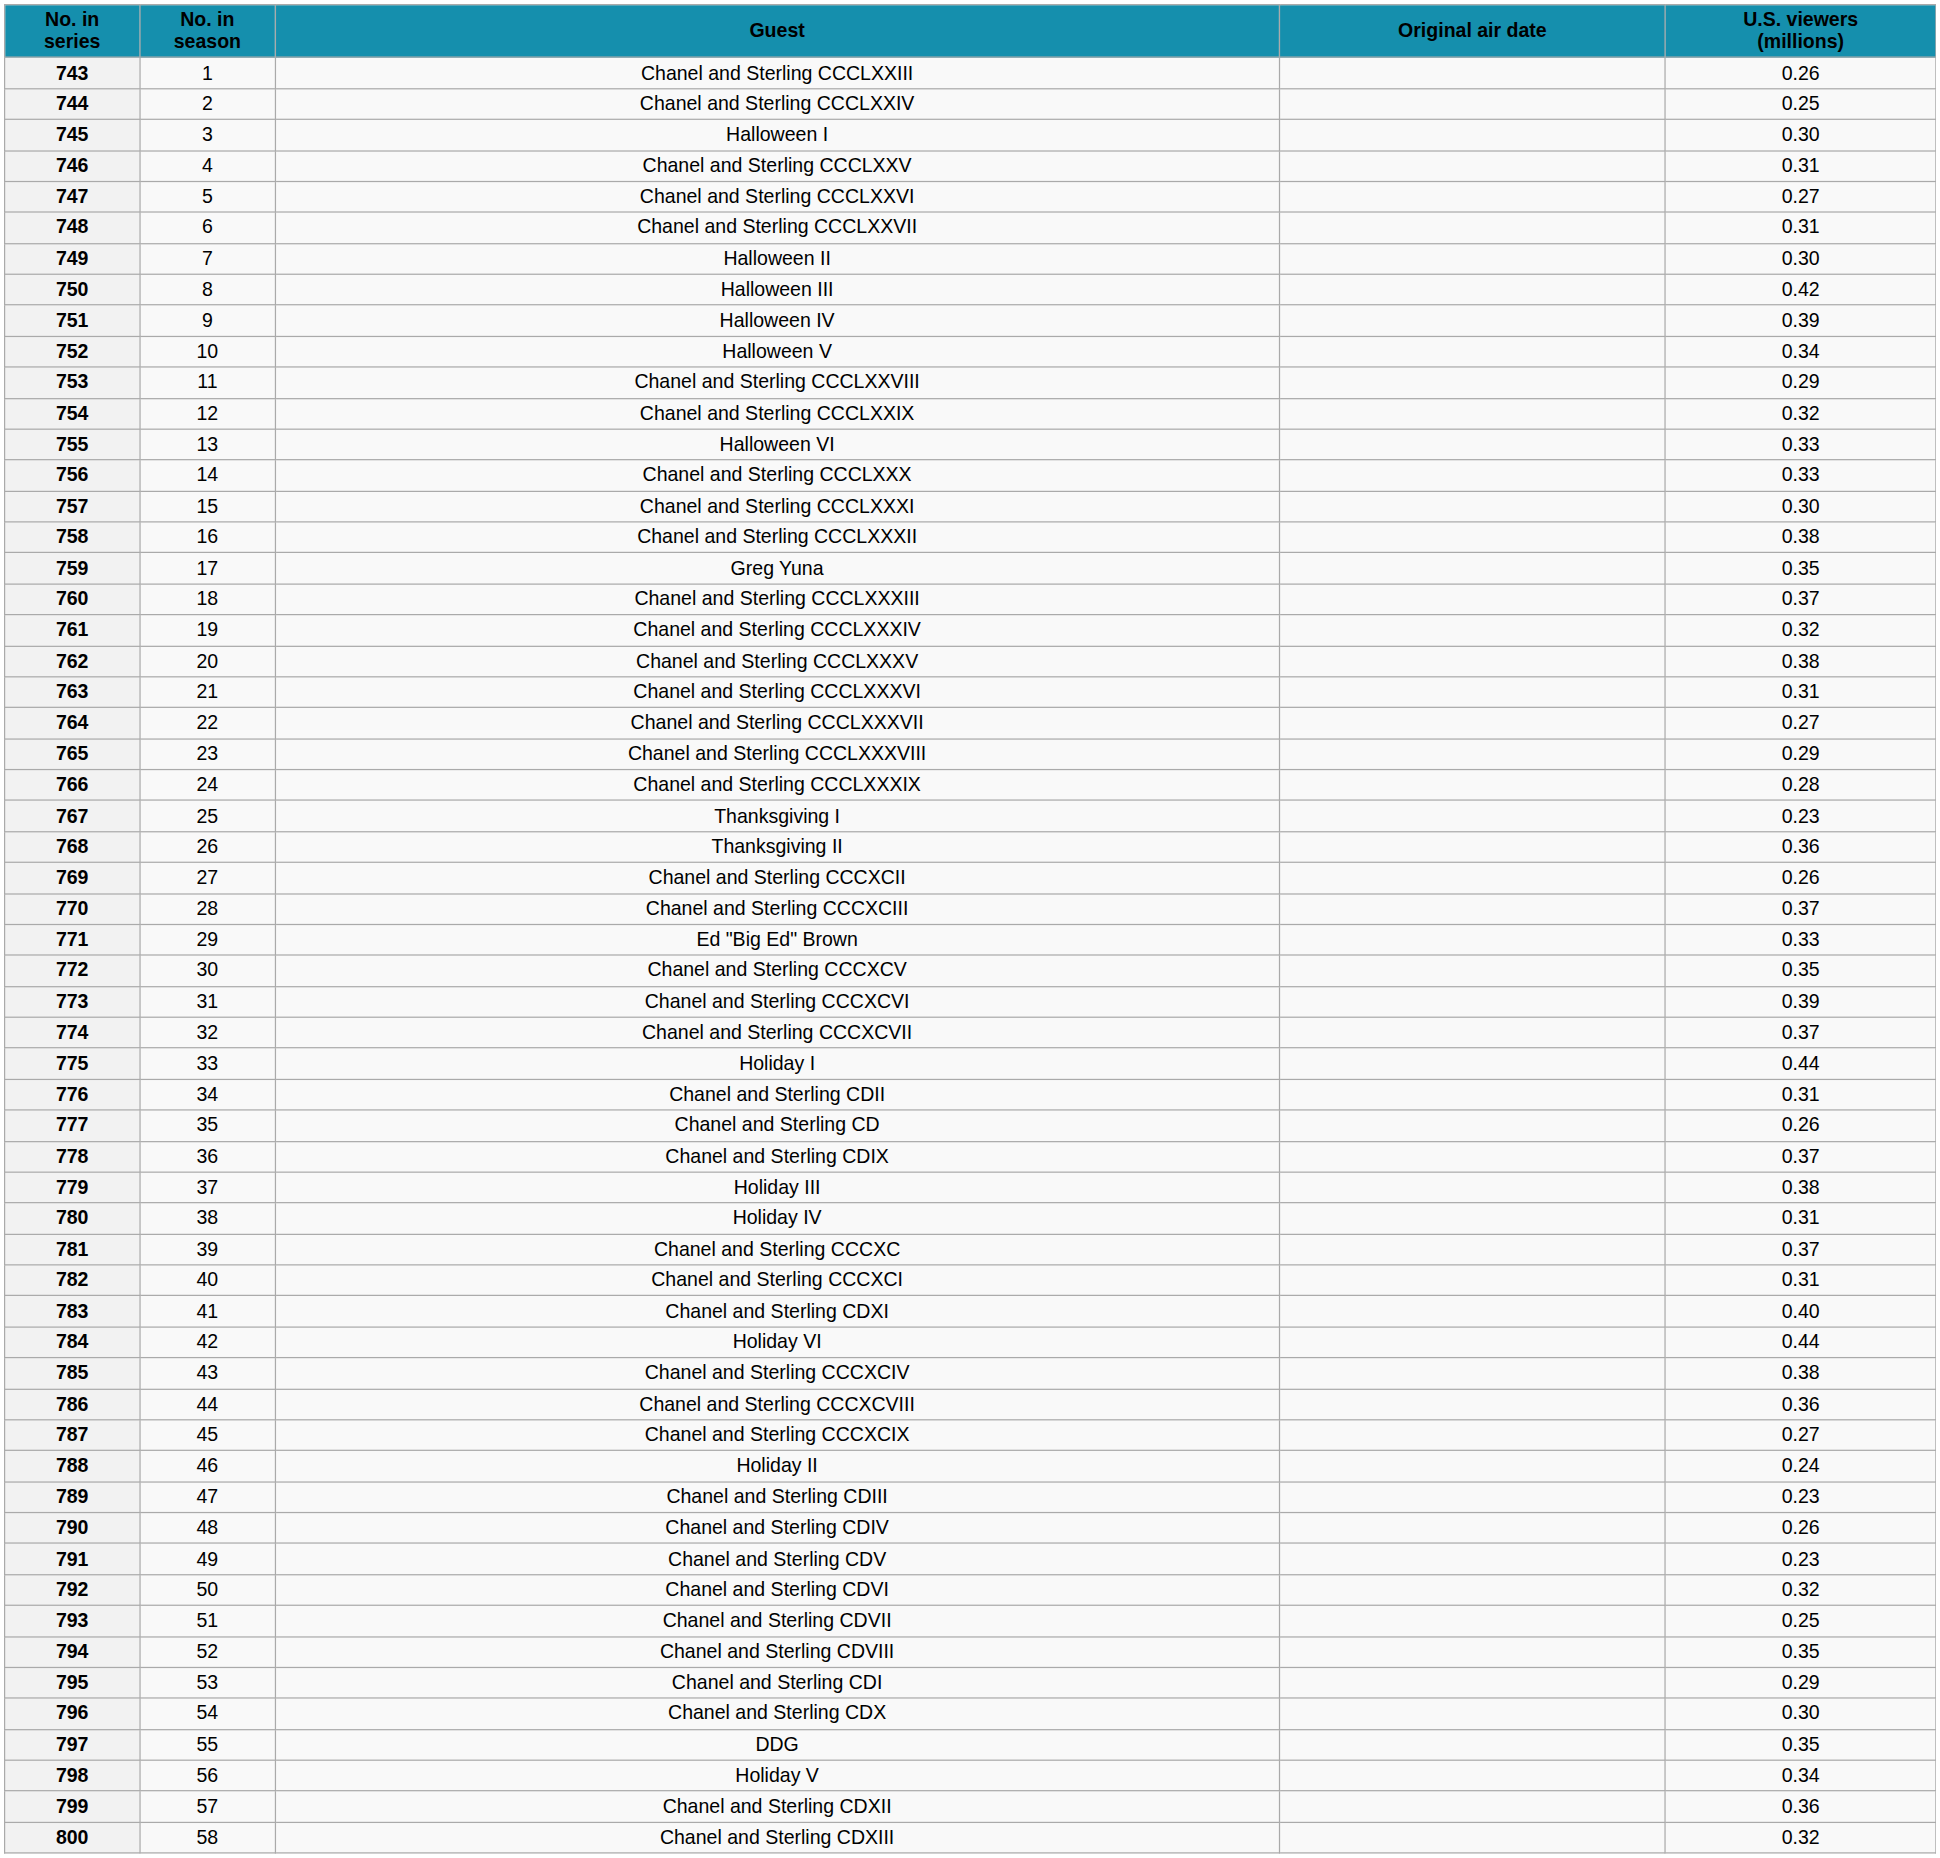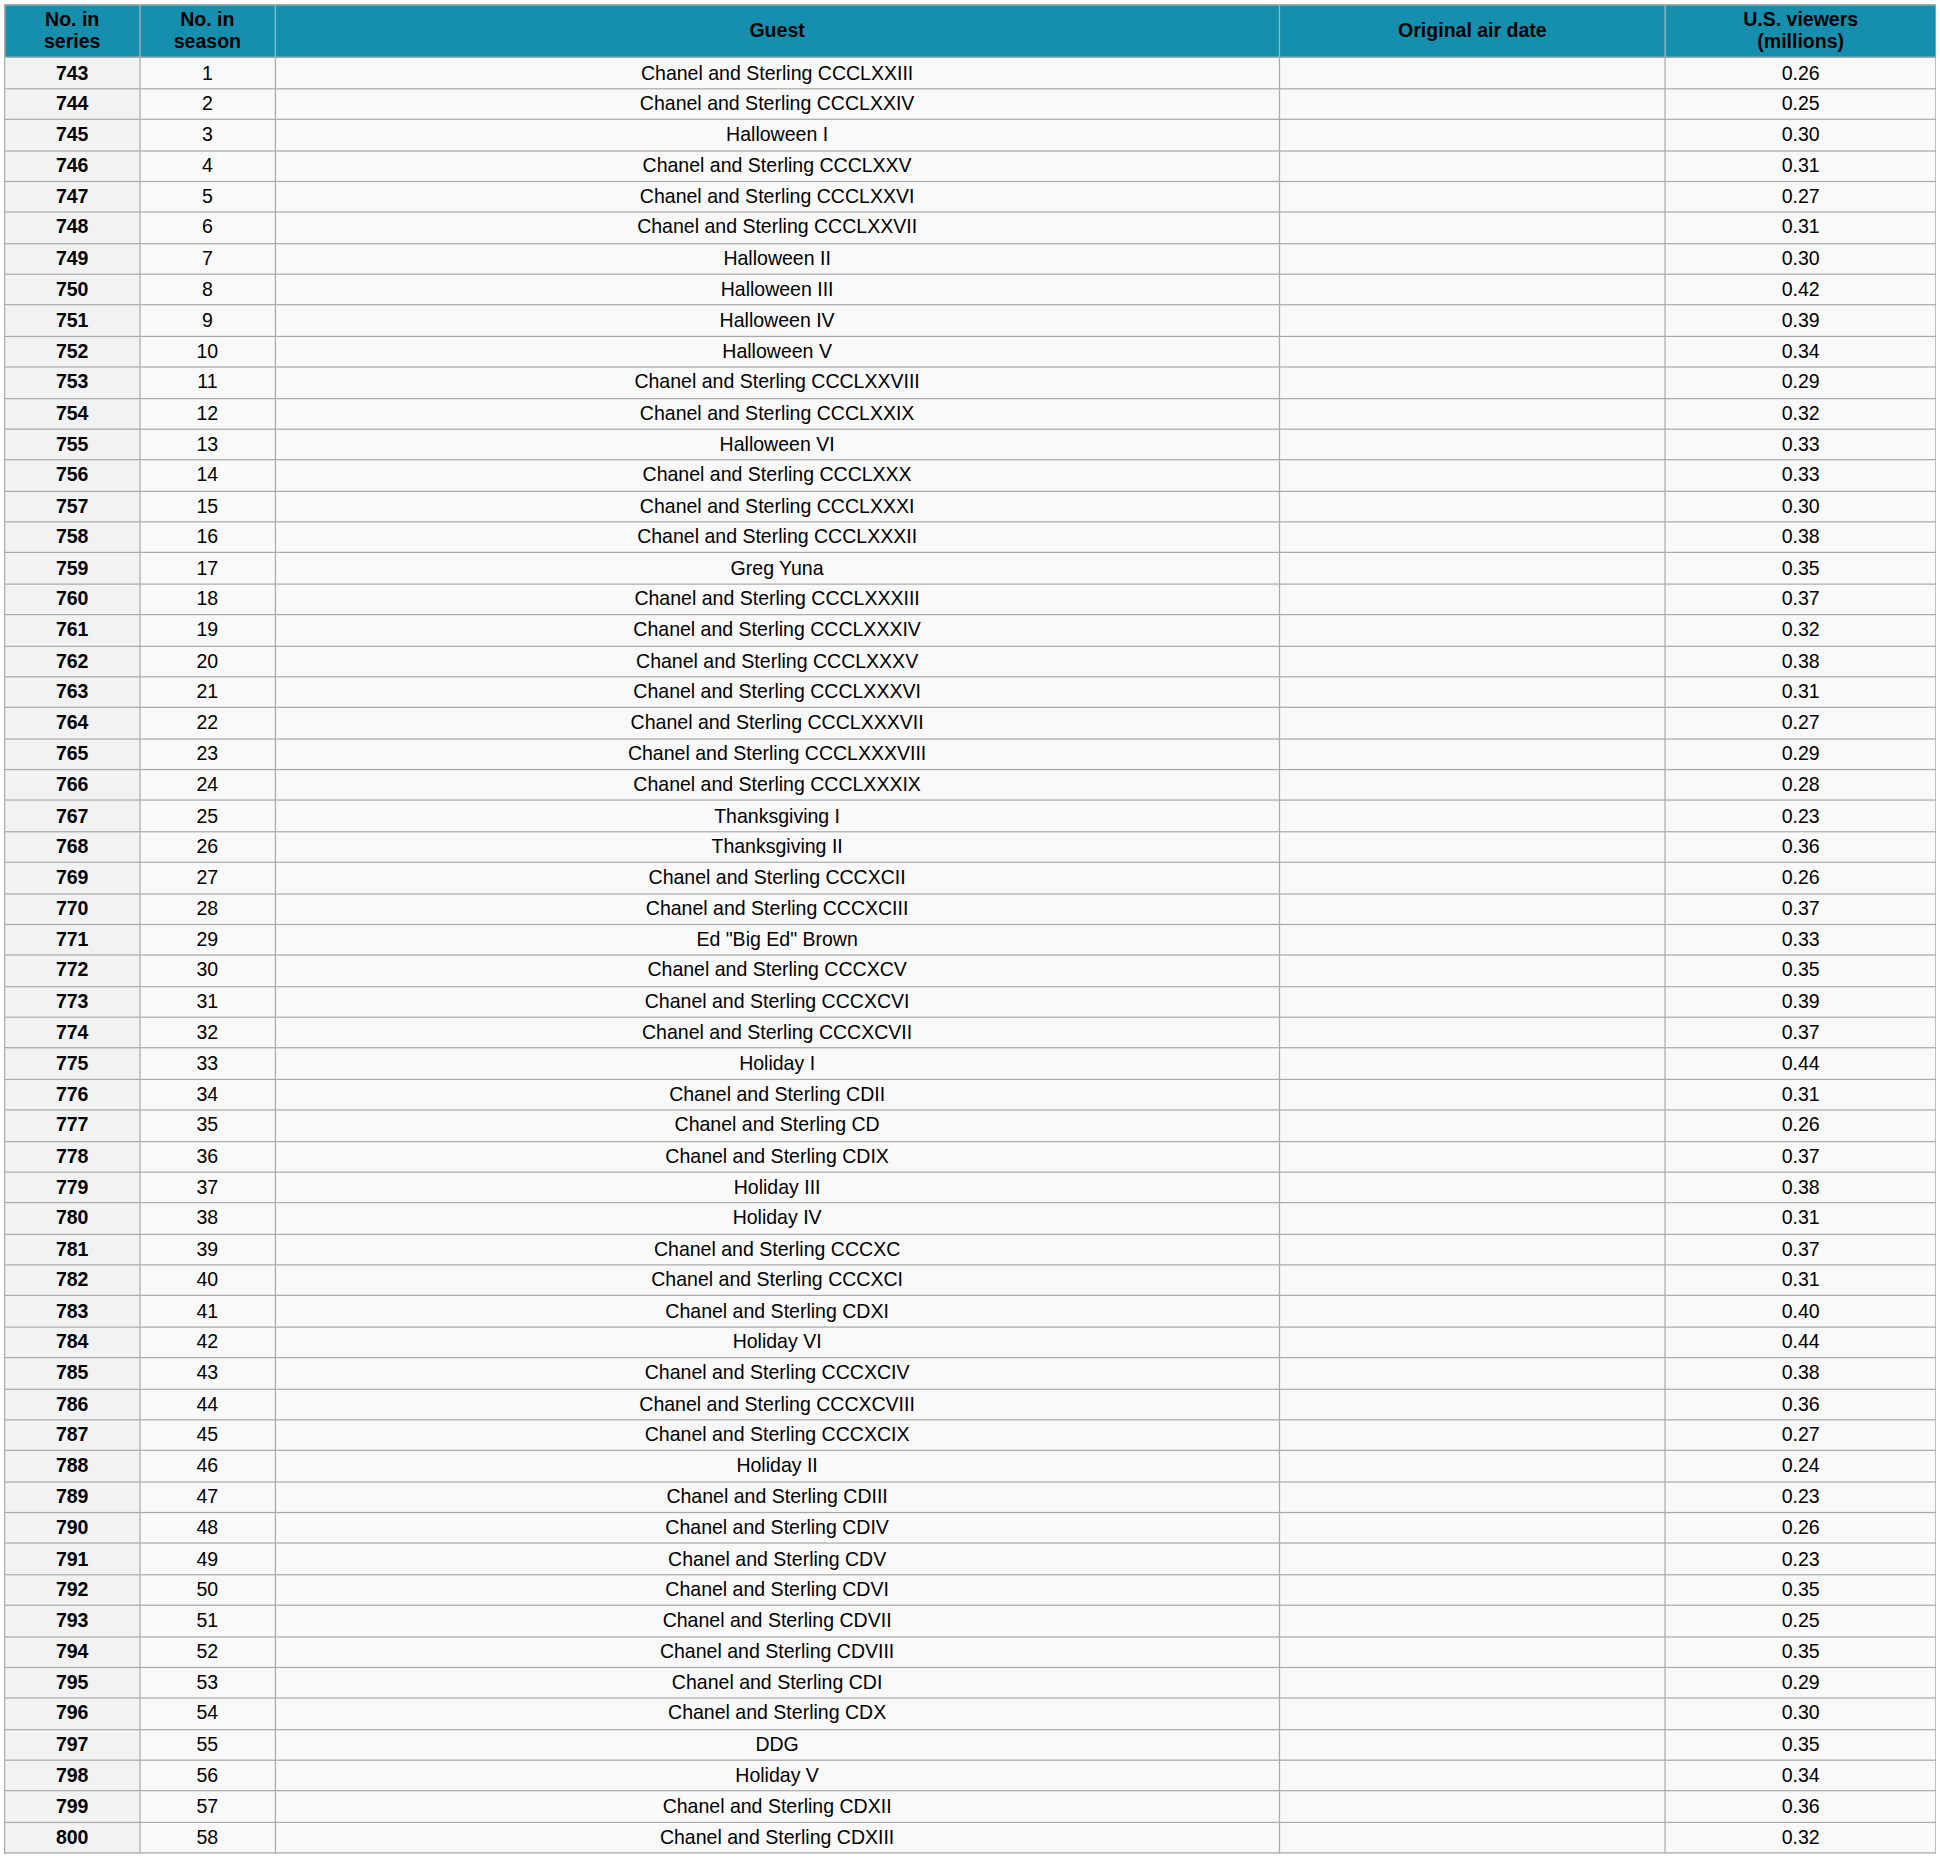(1801, 1589) 0.32 -> (1801, 1589) 0.35
